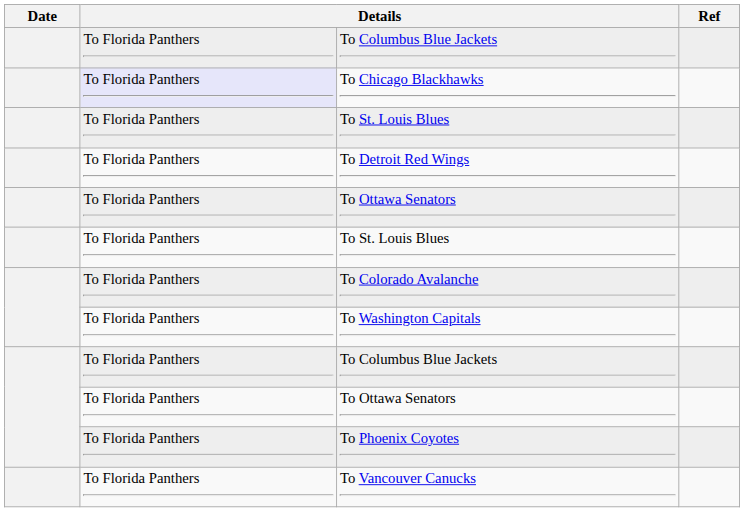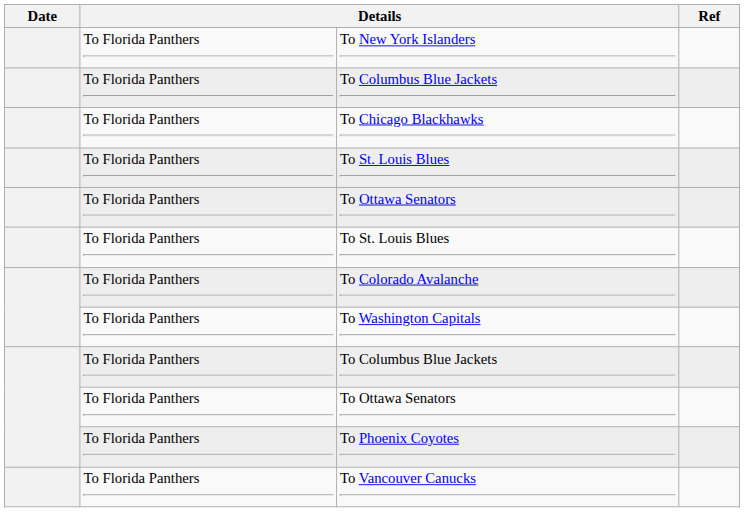+ row: (42, 48)
(208, 84) lavender background -> (208, 124) no background
- row: (42, 167)
